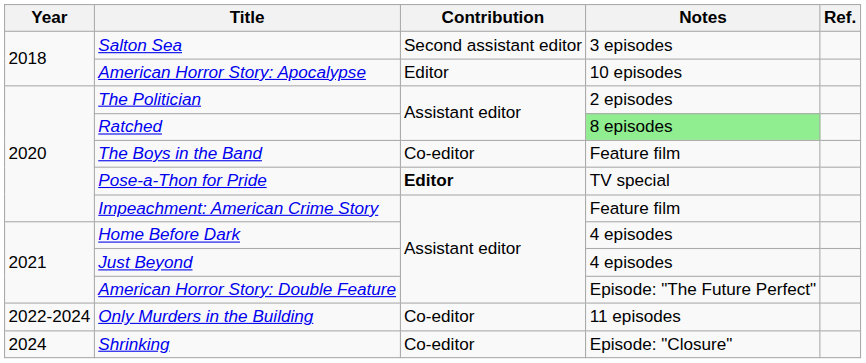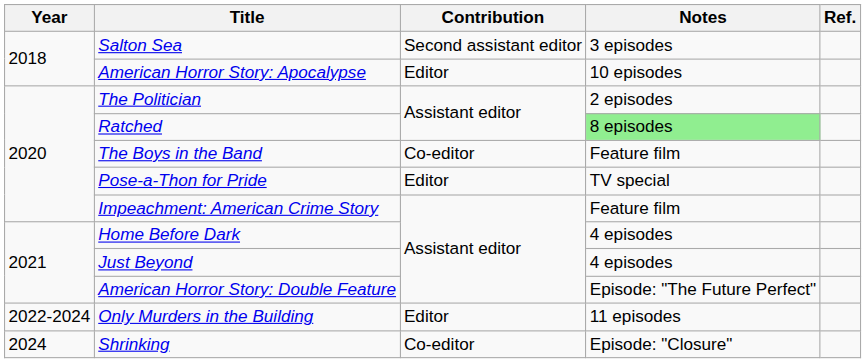(429, 180) bold -> (426, 180) normal
(439, 316) Co-editor -> (426, 316) Editor
